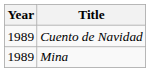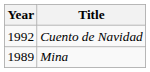(21, 36) 1989 -> (21, 36) 1992
